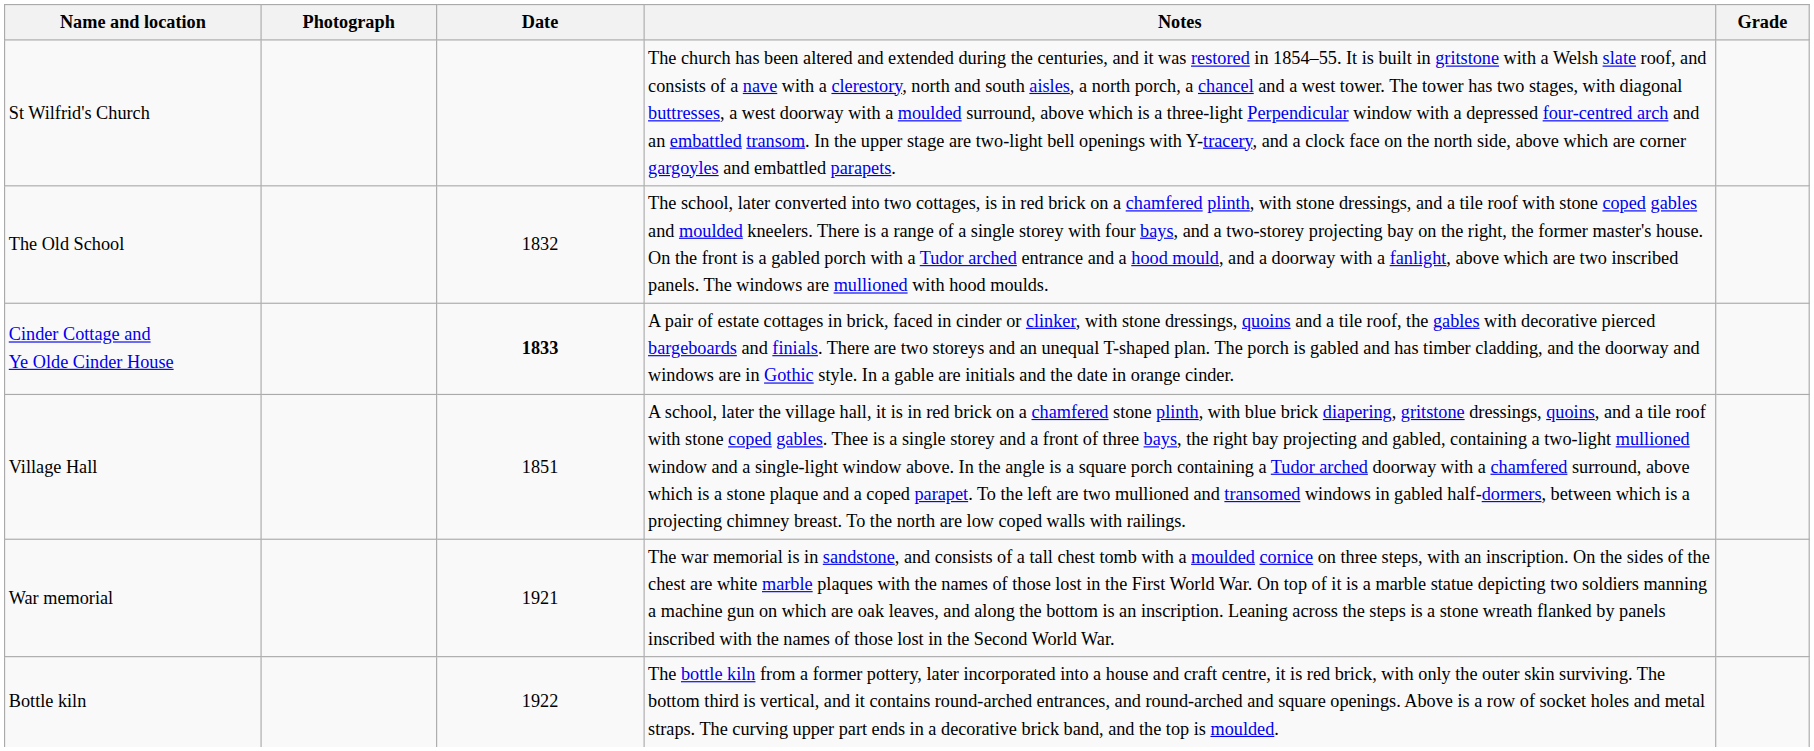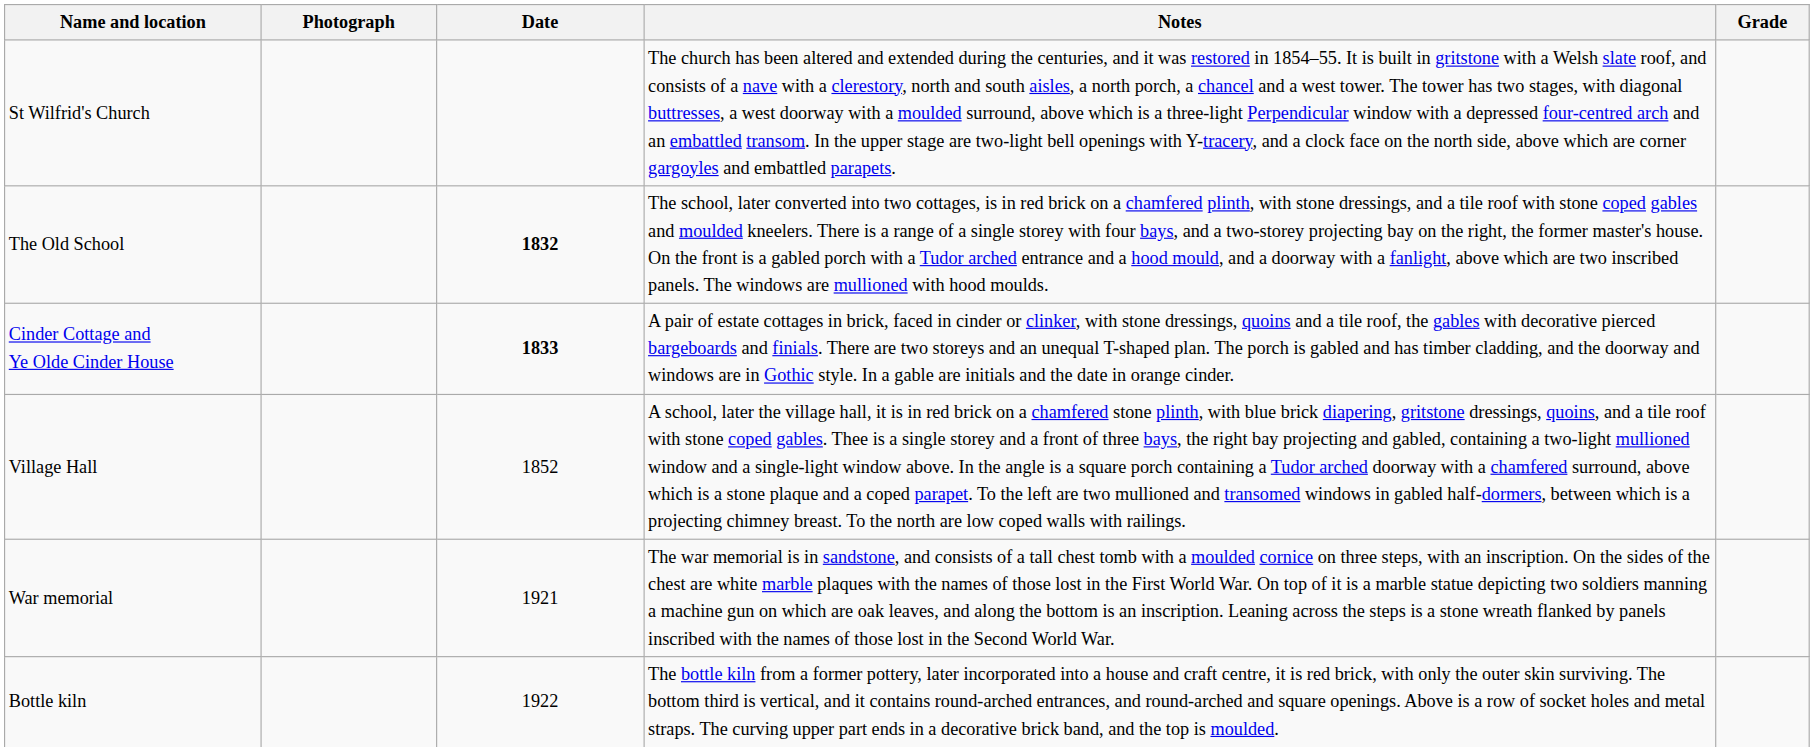(540, 244) normal -> (540, 244) bold
(540, 466) 1851 -> (540, 466) 1852
